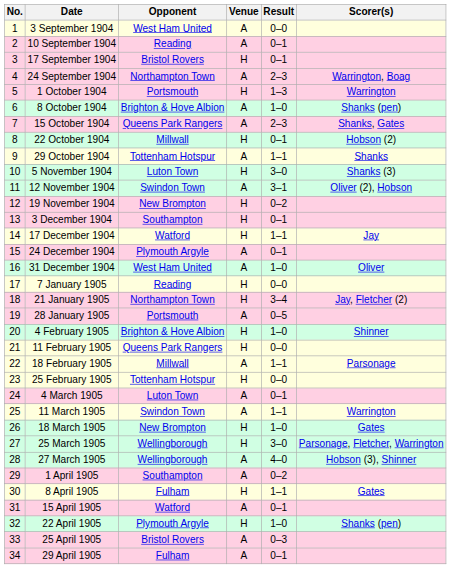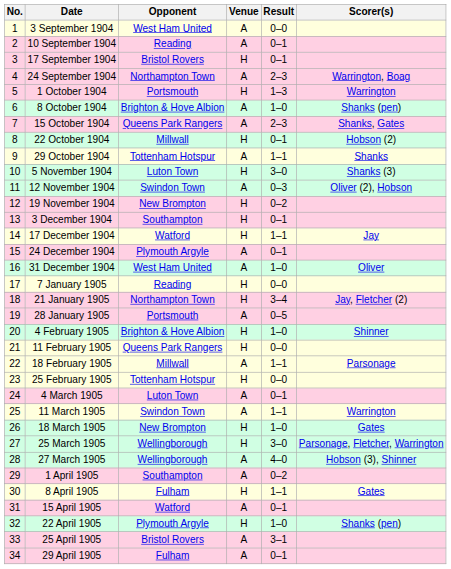(279, 188) 3–1 -> (279, 188) 0–3
(279, 540) 0–3 -> (279, 540) 3–1
